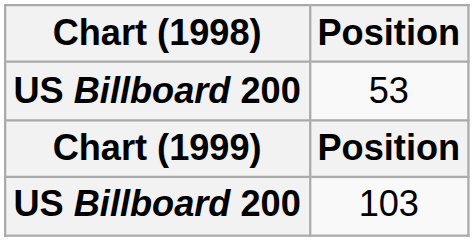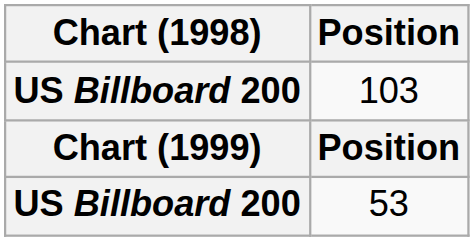rows swapped: (389, 205) <-> (389, 90)
